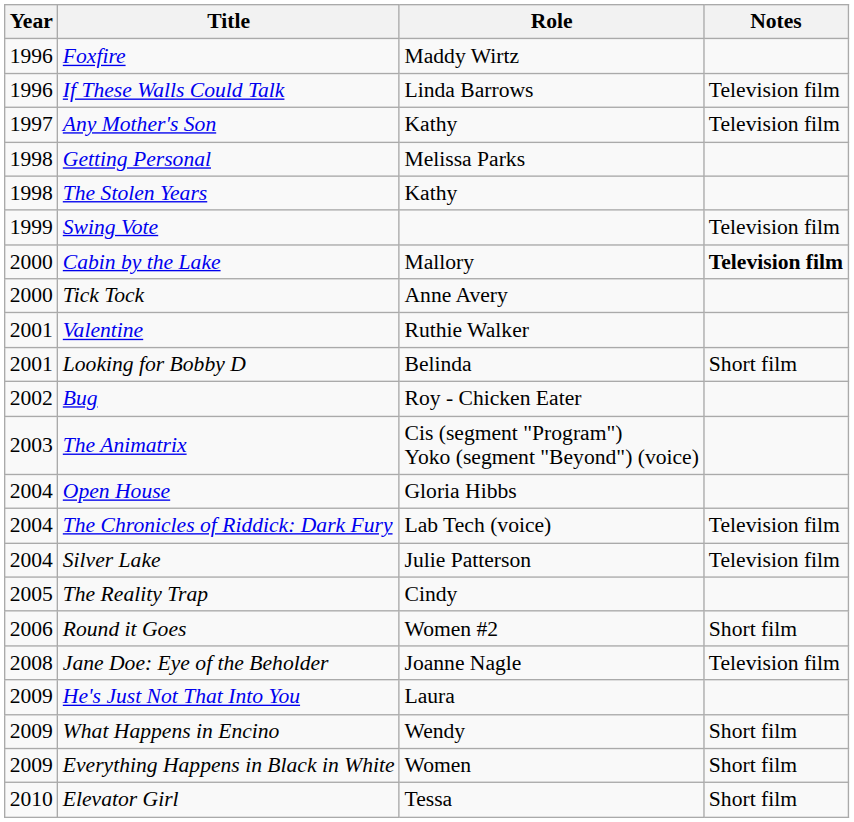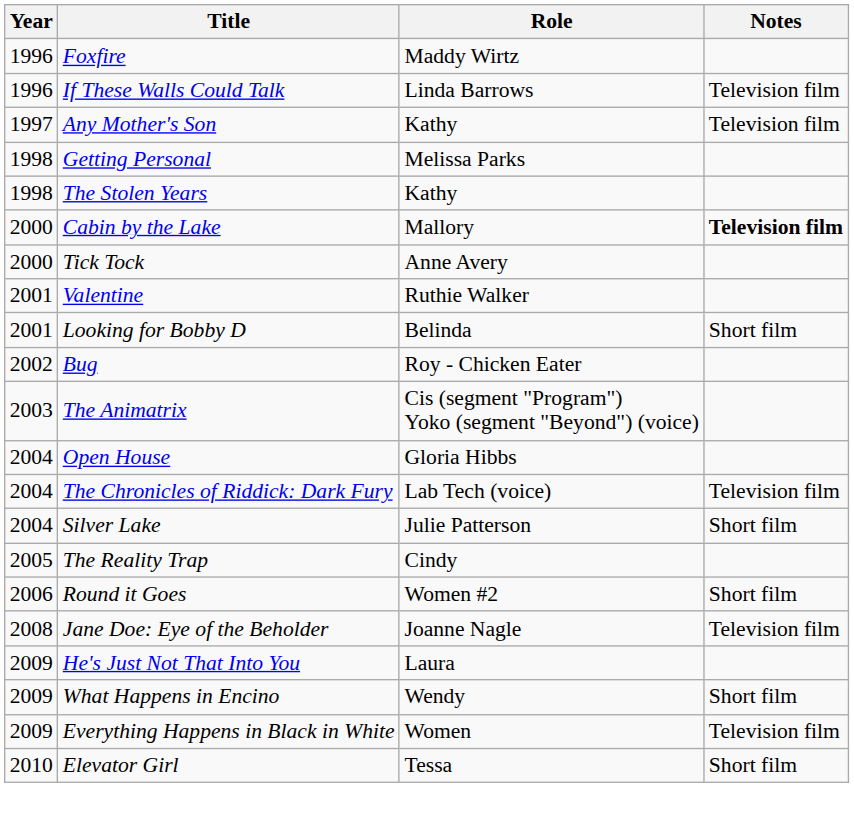- row: (111, 227)
(774, 559) Television film -> (753, 525) Short film
(753, 765) Short film -> (774, 731) Television film
